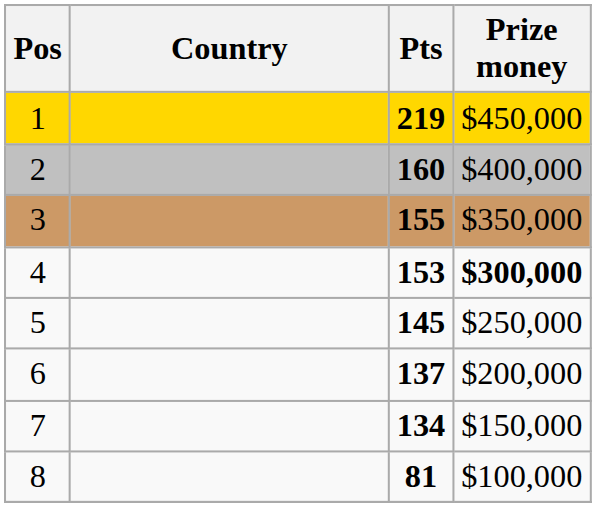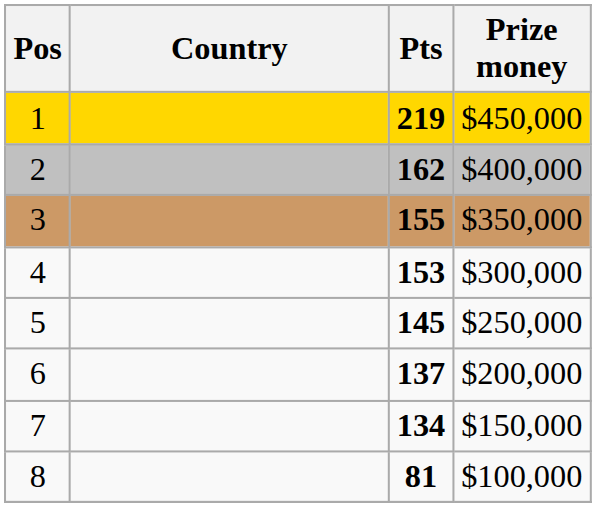(421, 169) 160 -> (421, 169) 162
(522, 271) bold -> (522, 271) normal
